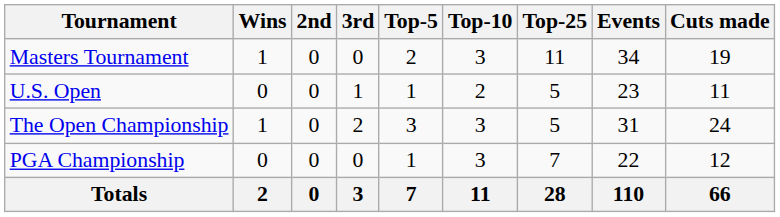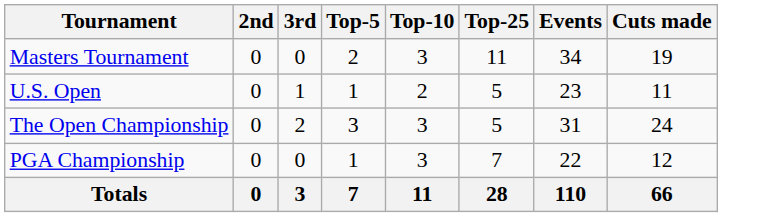- column: (263, 21)
